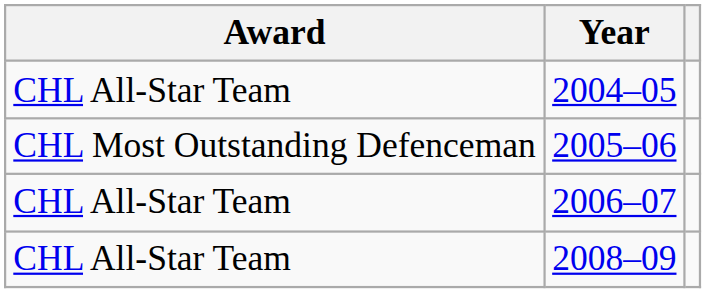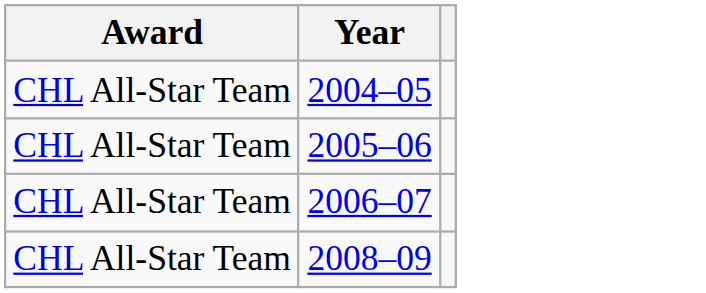(275, 145) CHL Most Outstanding Defenceman -> (152, 145) CHL All-Star Team
